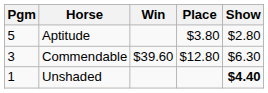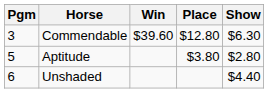rows swapped: (85, 56) <-> (66, 35)
(11, 77) 1 -> (11, 77) 6
(244, 77) bold -> (244, 77) normal
